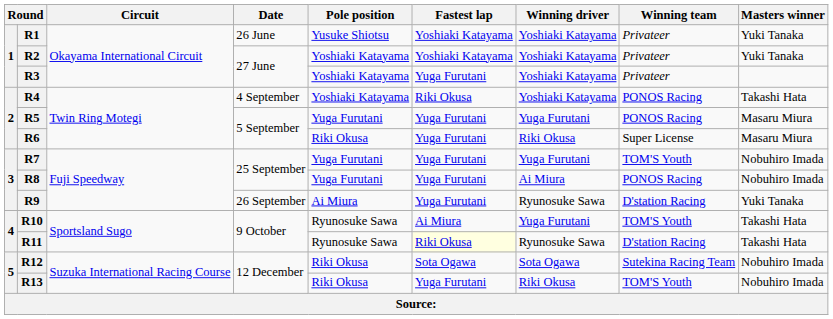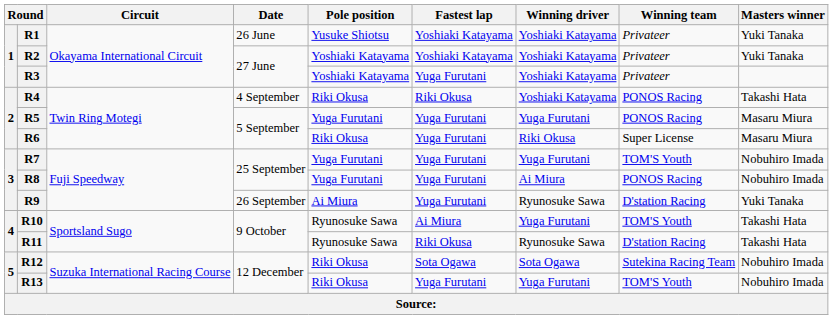(360, 96) Yoshiaki Katayama -> (340, 96) Riki Okusa
(443, 241) lightyellow background -> (443, 241) no background
(547, 282) Riki Okusa -> (554, 282) Yuga Furutani
